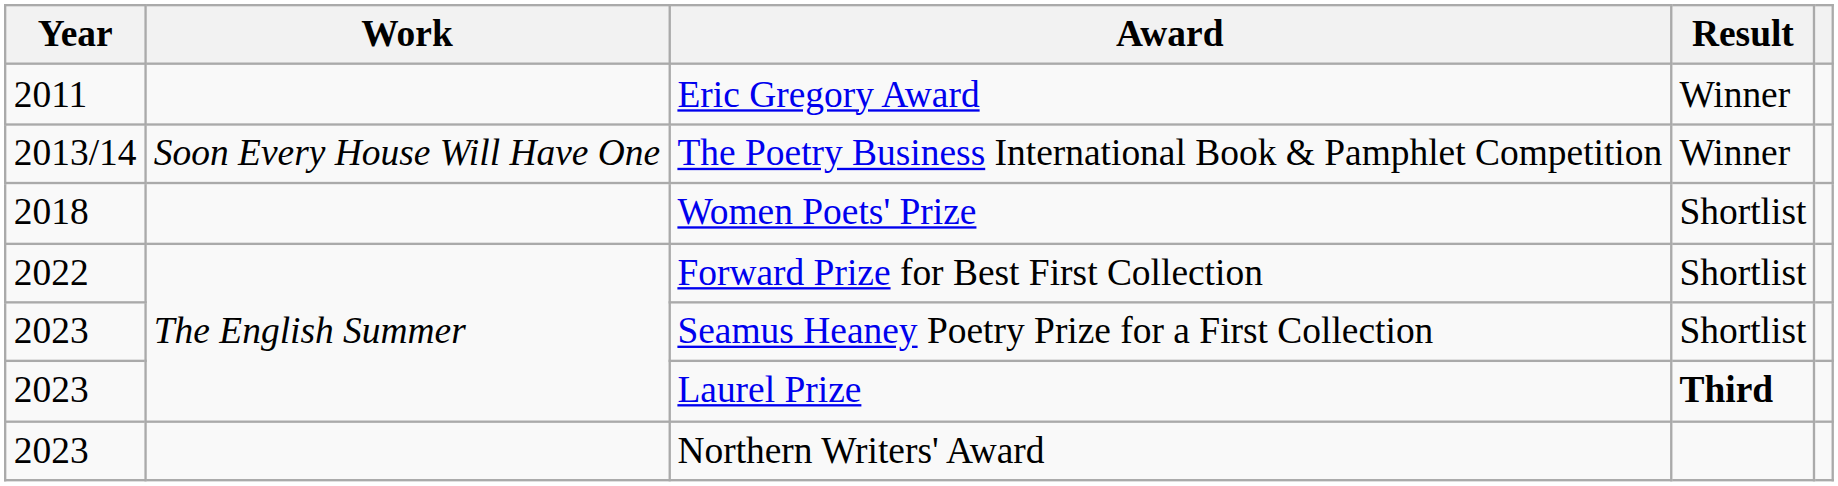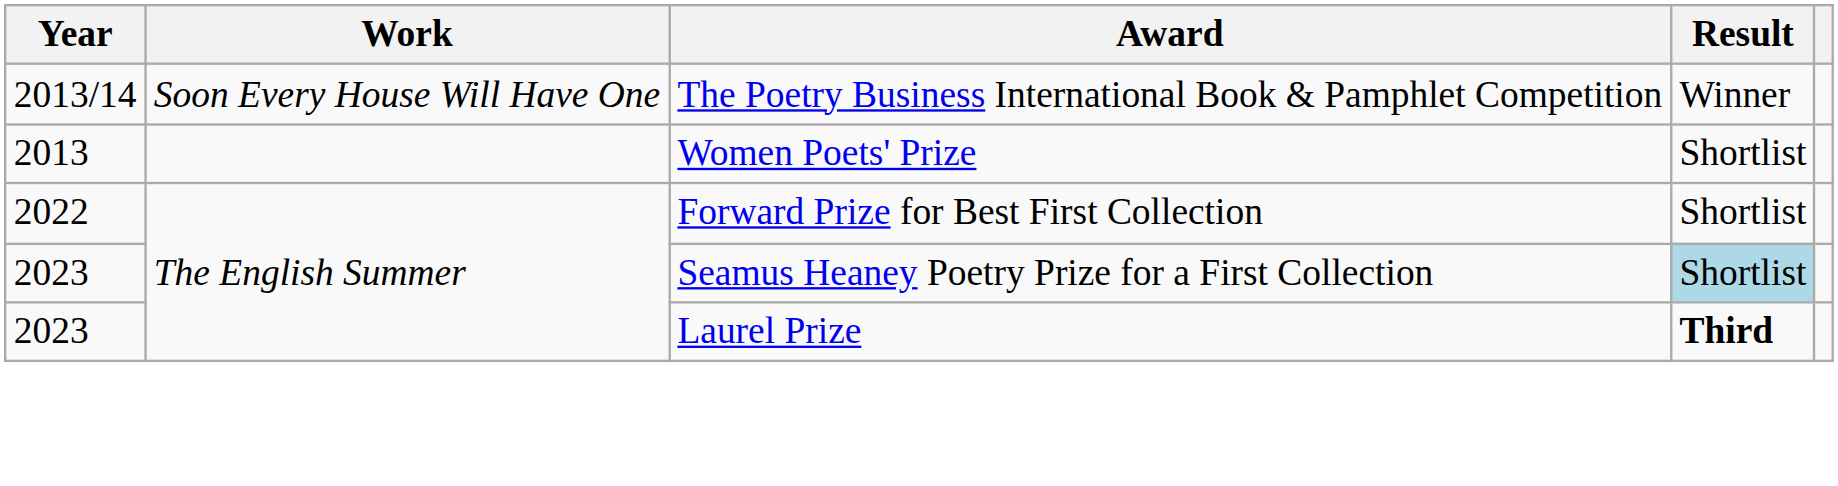- row: (829, 93)
(51, 212) 2018 -> (51, 152) 2013
(1743, 331) no background -> (1743, 271) lightblue background
- row: (861, 449)
